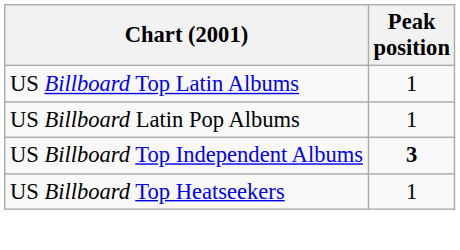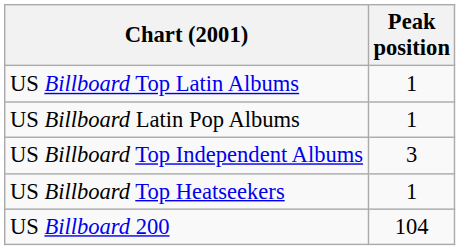(412, 155) bold -> (412, 155) normal
+ row: (90, 226)
